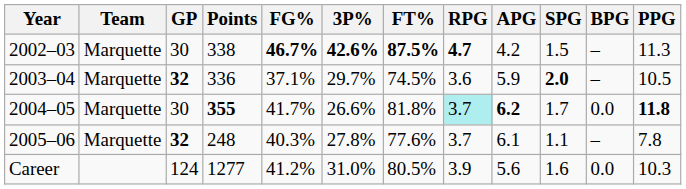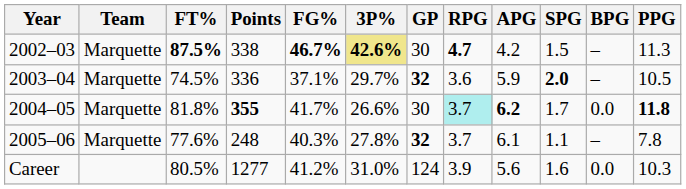columns swapped: (184, 19) <-> (413, 19)
(353, 49) no background -> (376, 49) khaki background
